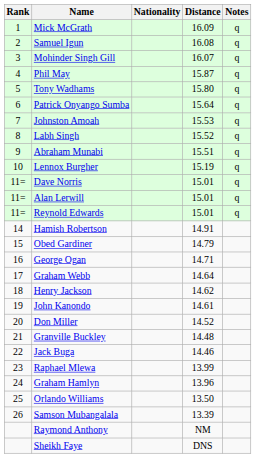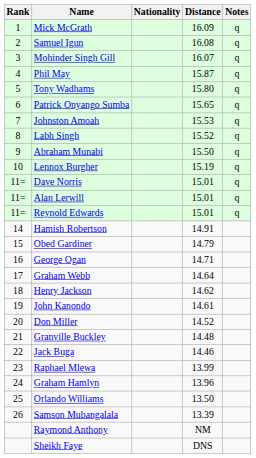(203, 105) 15.64 -> (203, 105) 15.65
(203, 151) 15.51 -> (203, 151) 15.50
